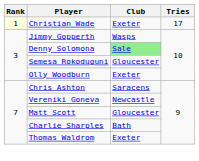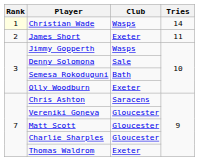(126, 23) Exeter -> (124, 23) Wasps
(178, 23) 17 -> (178, 23) 14
+ row: (54, 36)
(122, 49) lightgreen background -> (122, 62) no background
(136, 62) Gloucester -> (122, 74) Bath
(133, 100) Newcastle -> (136, 112) Gloucester
(122, 125) Bath -> (136, 138) Gloucester
